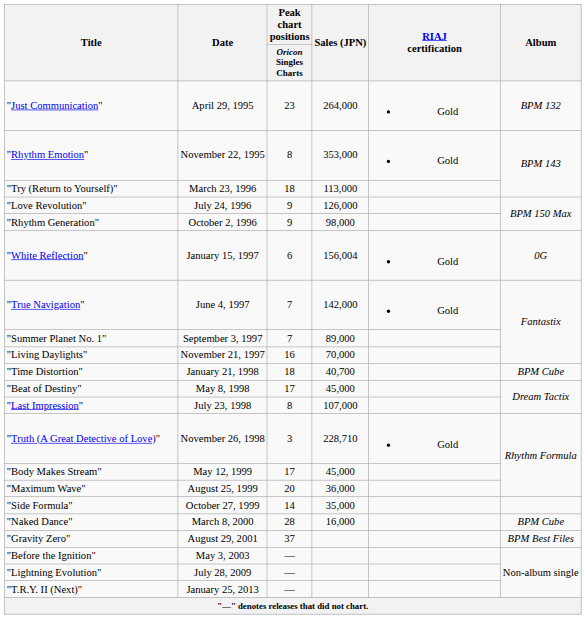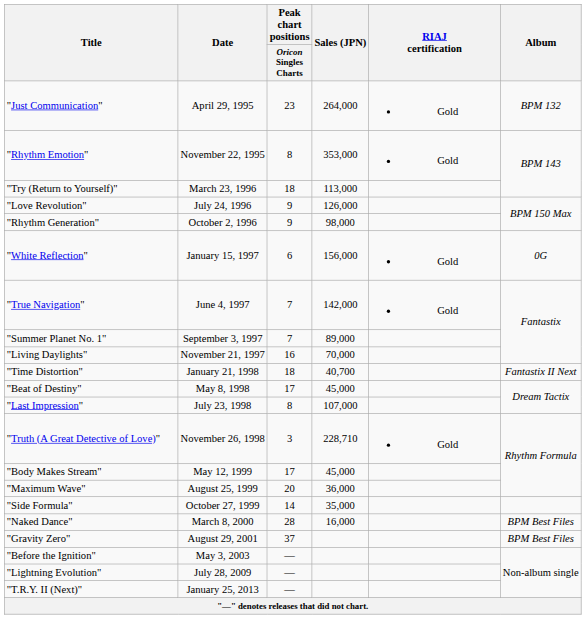(340, 255) 156,004 -> (340, 255) 156,000
(541, 372) BPM Cube -> (541, 372) Fantastix II Next
(541, 522) BPM Cube -> (541, 522) BPM Best Files
